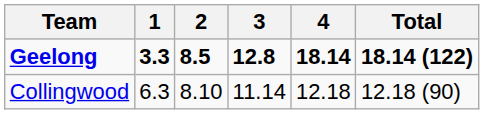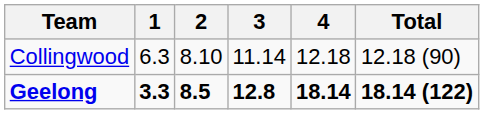rows swapped: (54, 56) <-> (69, 91)
